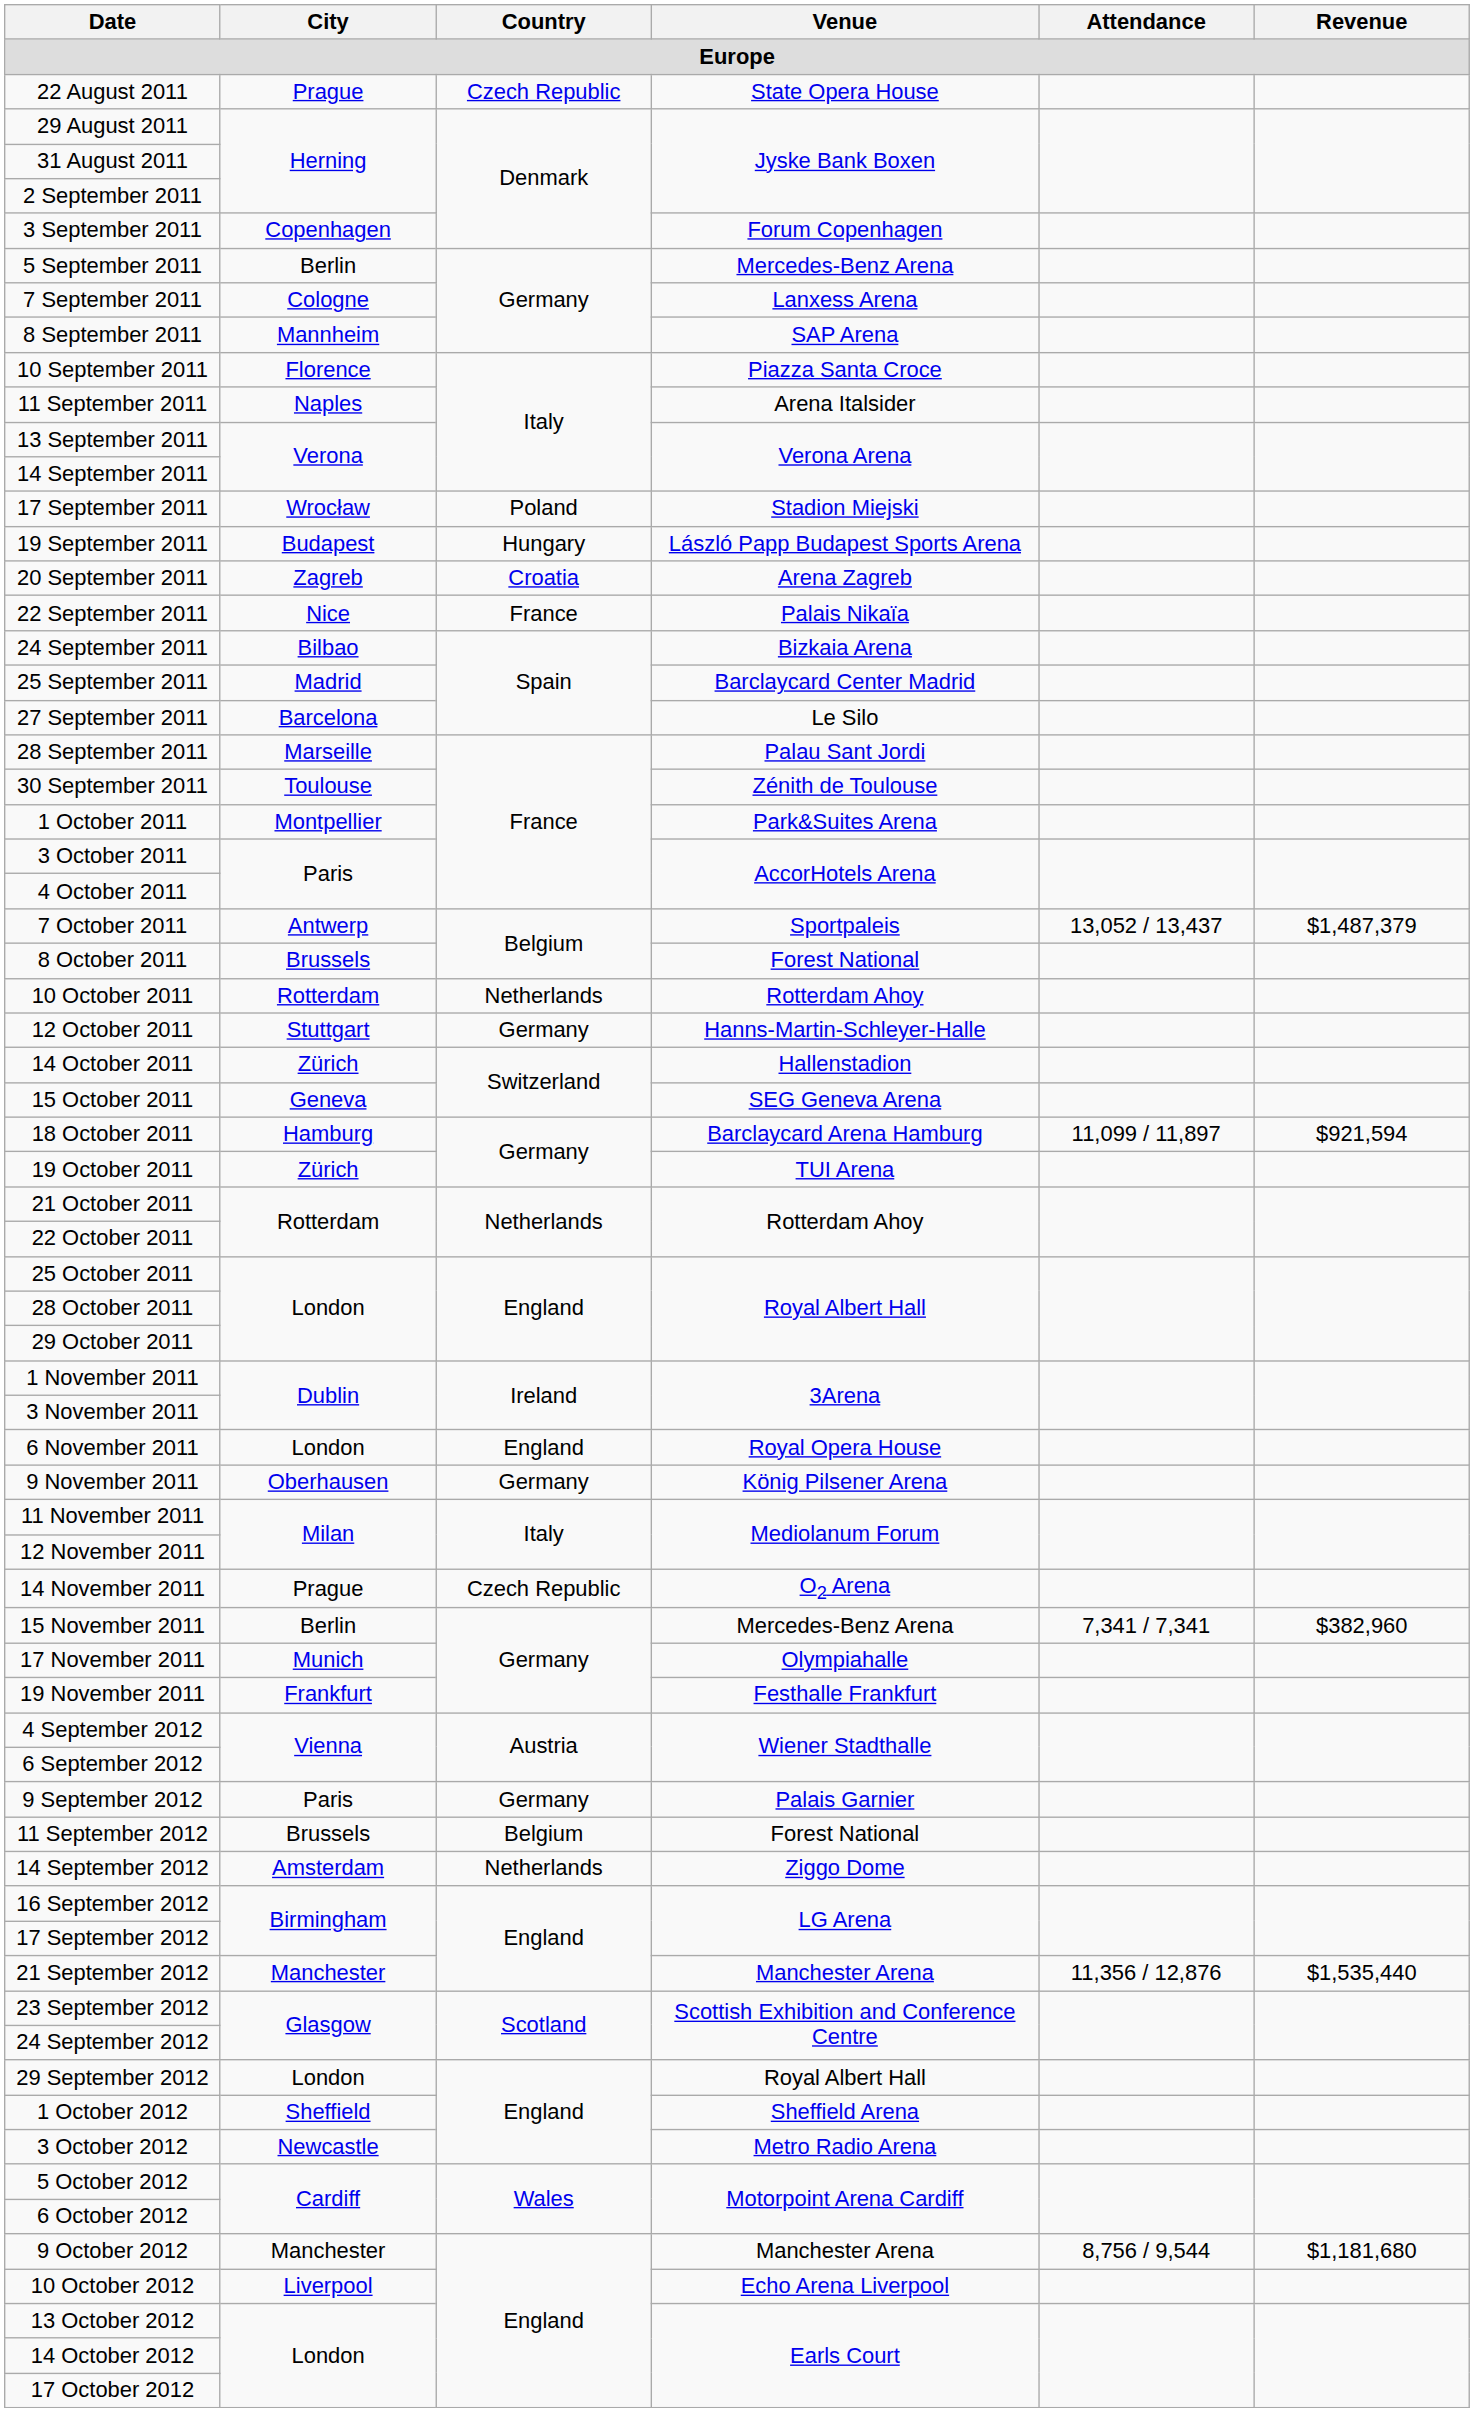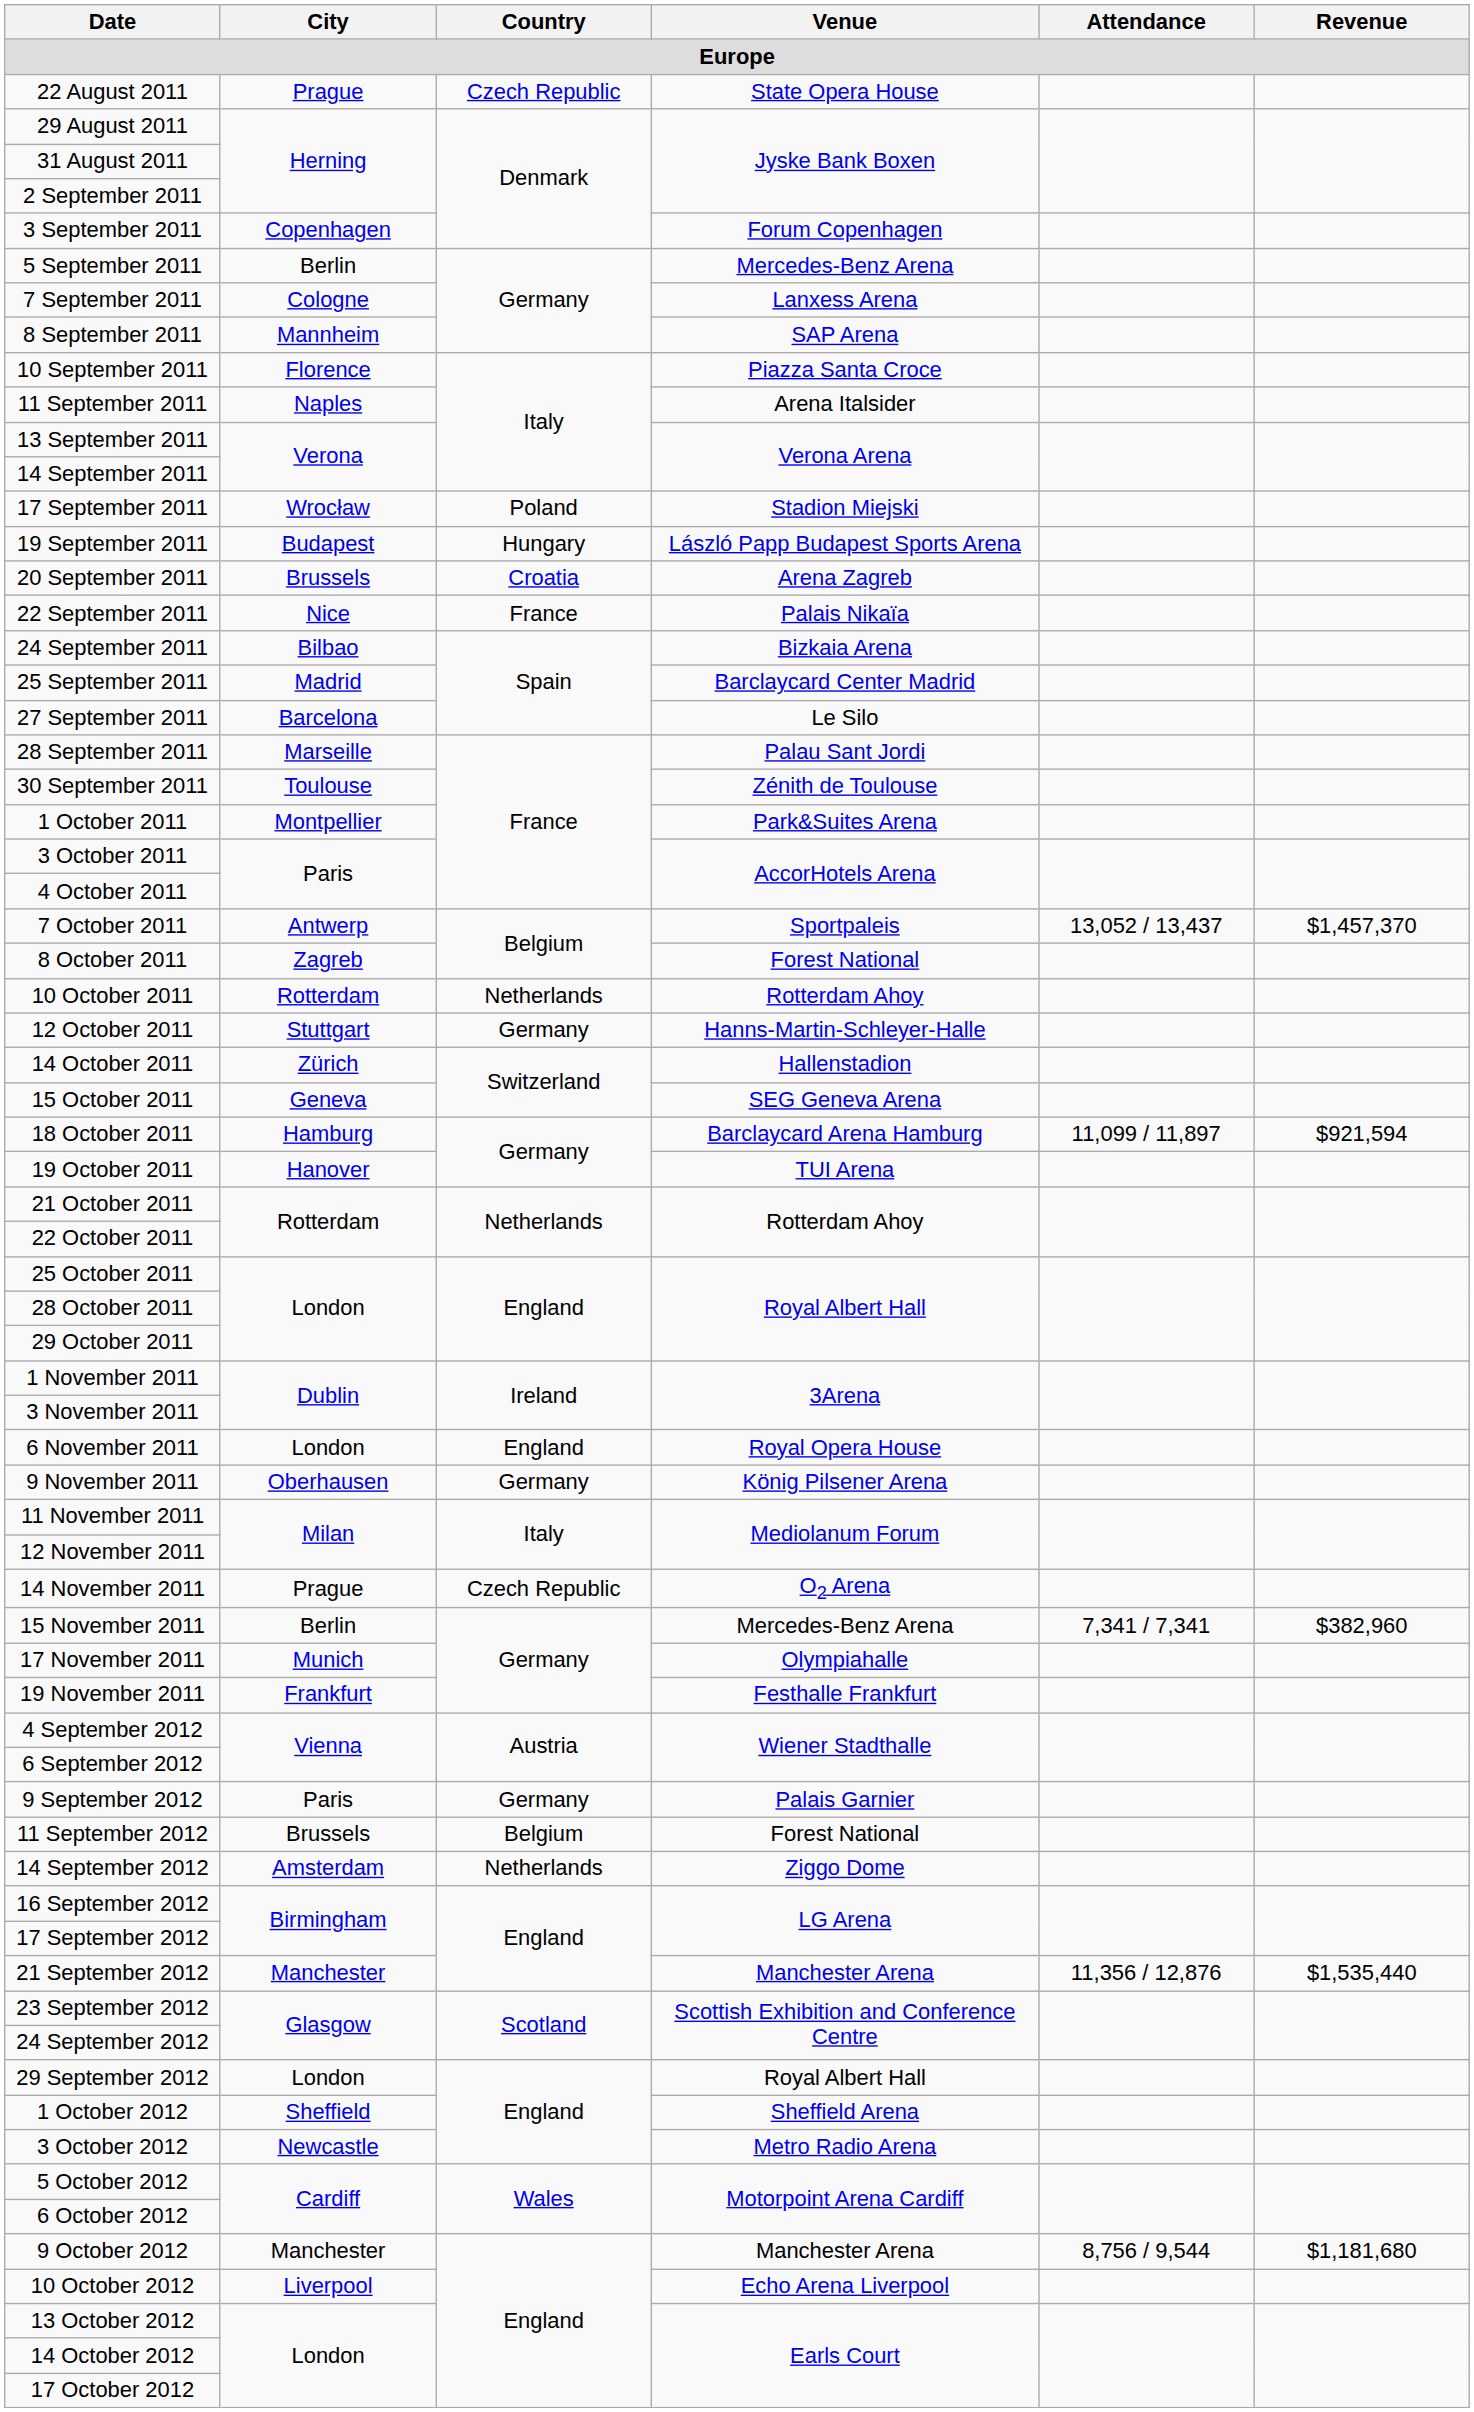(328, 578) Zagreb -> (328, 578) Brussels
(1362, 925) $1,487,379 -> (1362, 925) $1,457,370
(328, 960) Brussels -> (328, 960) Zagreb
(328, 1169) Zürich -> (328, 1169) Hanover
